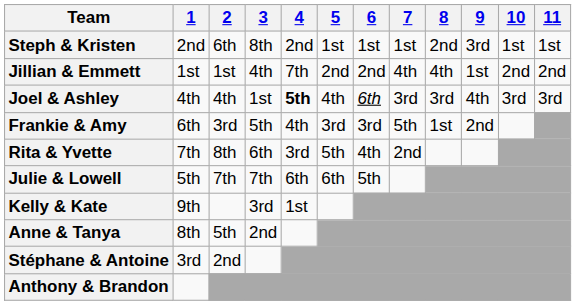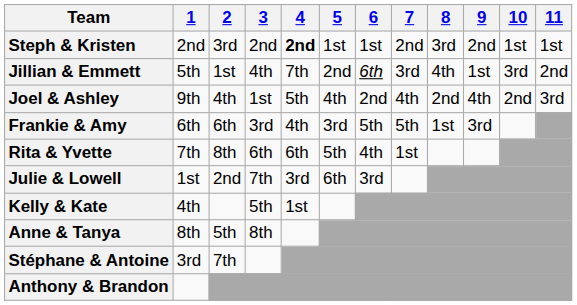(225, 44) 6th -> (225, 44) 3rd
(261, 44) 8th -> (263, 44) 2nd
(299, 44) normal -> (300, 44) bold
(405, 44) 1st -> (410, 44) 2nd
(444, 44) 2nd -> (444, 44) 3rd
(478, 44) 3rd -> (482, 44) 2nd
(188, 71) 1st -> (189, 71) 5th
(372, 71) 2nd -> (371, 71) 6th
(405, 71) 4th -> (408, 71) 3rd
(516, 71) 2nd -> (516, 71) 3rd
(189, 98) 4th -> (189, 98) 9th
(298, 98) bold -> (297, 98) normal
(369, 98) 6th -> (373, 98) 2nd
(406, 98) 3rd -> (407, 98) 4th
(442, 98) 3rd -> (446, 98) 2nd
(514, 98) 3rd -> (518, 98) 2nd
(225, 125) 3rd -> (225, 125) 6th
(261, 125) 5th -> (261, 125) 3rd
(370, 125) 3rd -> (371, 125) 5th
(480, 125) 2nd -> (480, 125) 3rd
(297, 152) 3rd -> (297, 152) 6th
(408, 152) 2nd -> (407, 152) 1st
(189, 179) 5th -> (188, 179) 1st
(225, 179) 7th -> (227, 179) 2nd
(297, 179) 6th -> (297, 179) 3rd
(369, 179) 5th -> (371, 179) 3rd
(189, 206) 9th -> (189, 206) 4th
(261, 206) 3rd -> (261, 206) 5th
(263, 233) 2nd -> (261, 233) 8th
(227, 260) 2nd -> (225, 260) 7th
